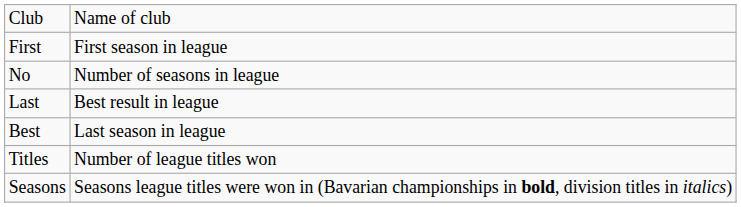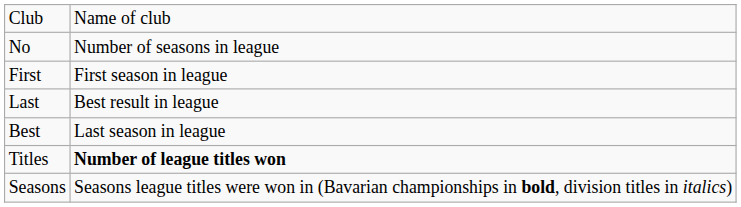rows swapped: (20, 74) <-> (25, 46)
(175, 159) normal -> (180, 159) bold
